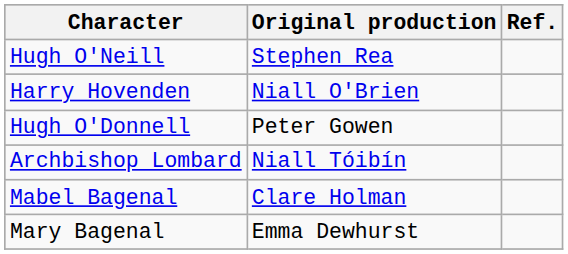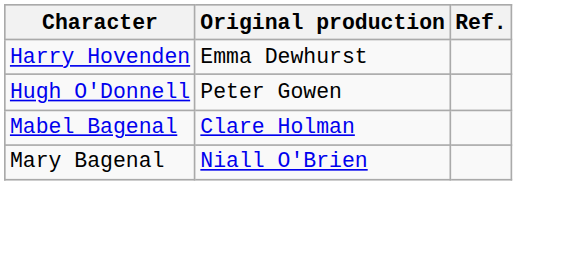- row: (87, 57)
(336, 92) Niall O'Brien -> (284, 57) Emma Dewhurst
- row: (126, 162)
(336, 232) Emma Dewhurst -> (284, 162) Niall O'Brien
